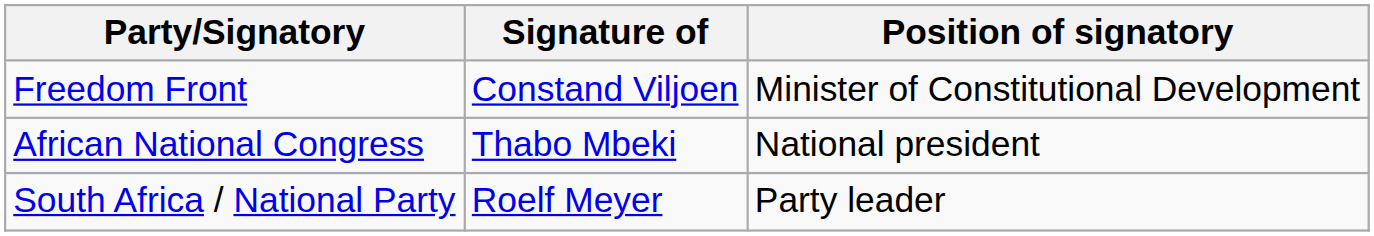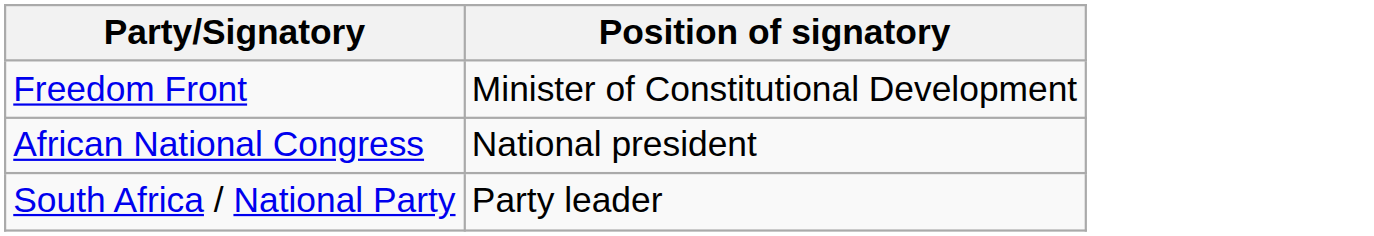- column: (605, 32)
